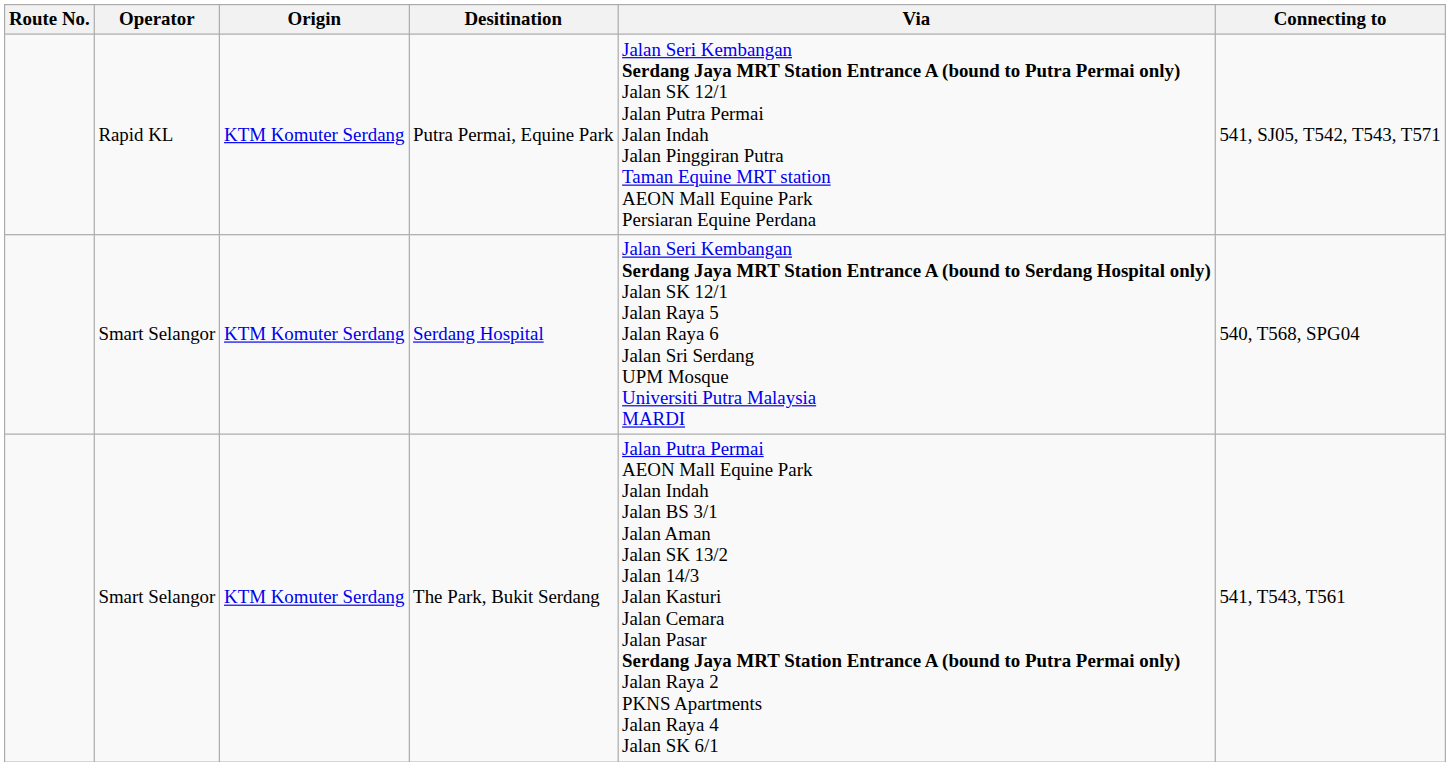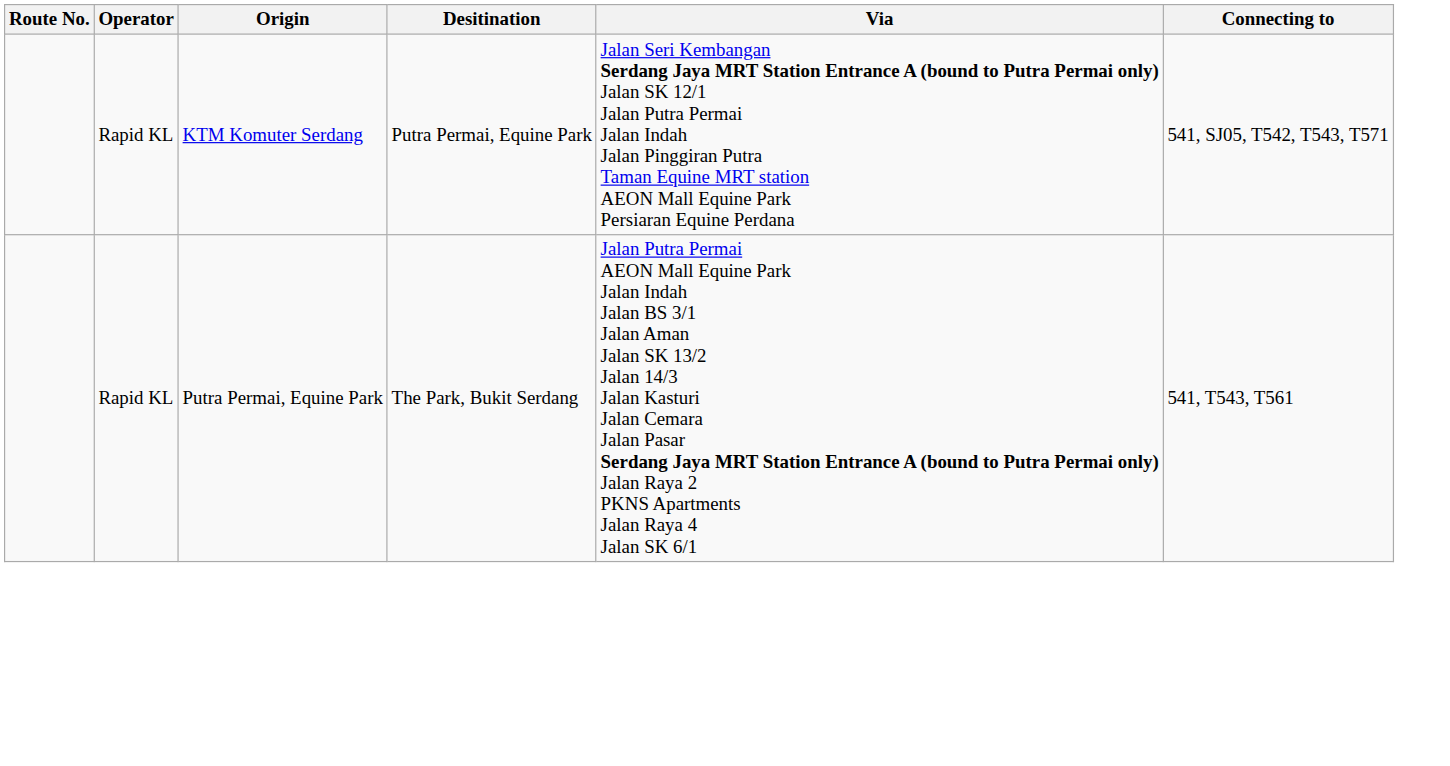- row: (478, 334)
(157, 597) Smart Selangor -> (136, 397) Rapid KL
(314, 597) KTM Komuter Serdang -> (283, 397) Putra Permai, Equine Park
